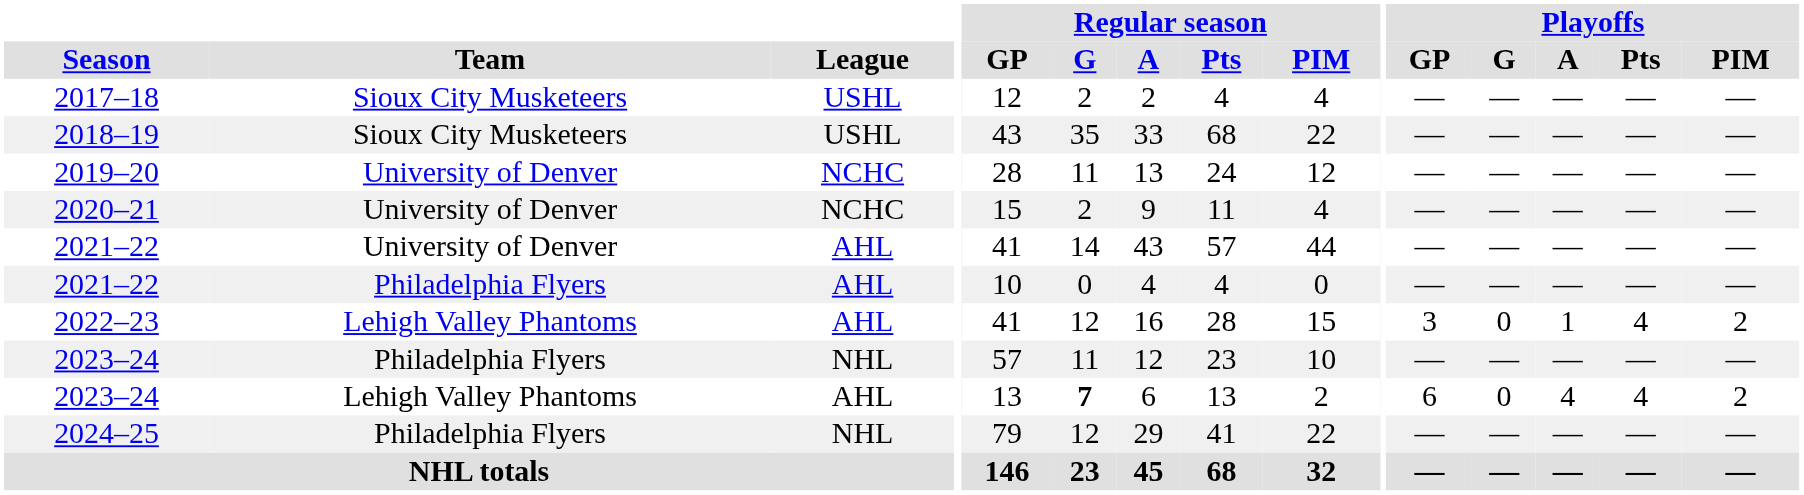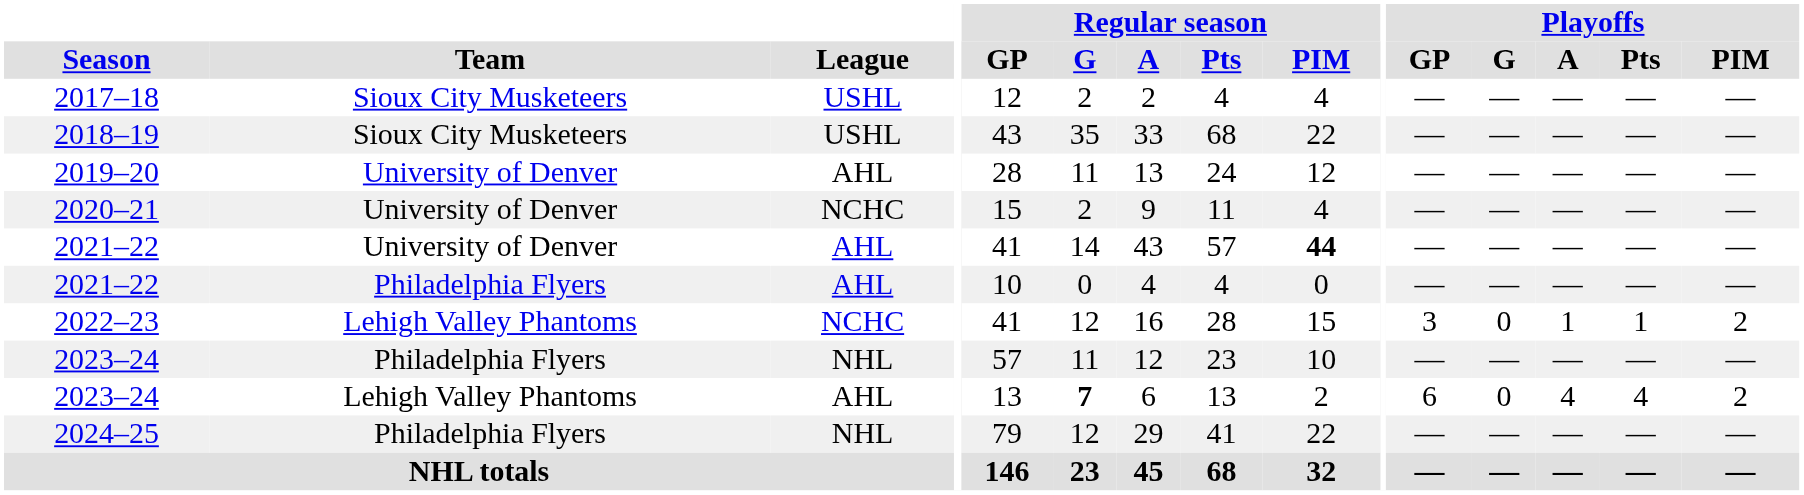(863, 171) NCHC -> (863, 171) AHL
(1321, 246) normal -> (1321, 246) bold
(863, 321) AHL -> (863, 321) NCHC
(1641, 321) 4 -> (1641, 321) 1
